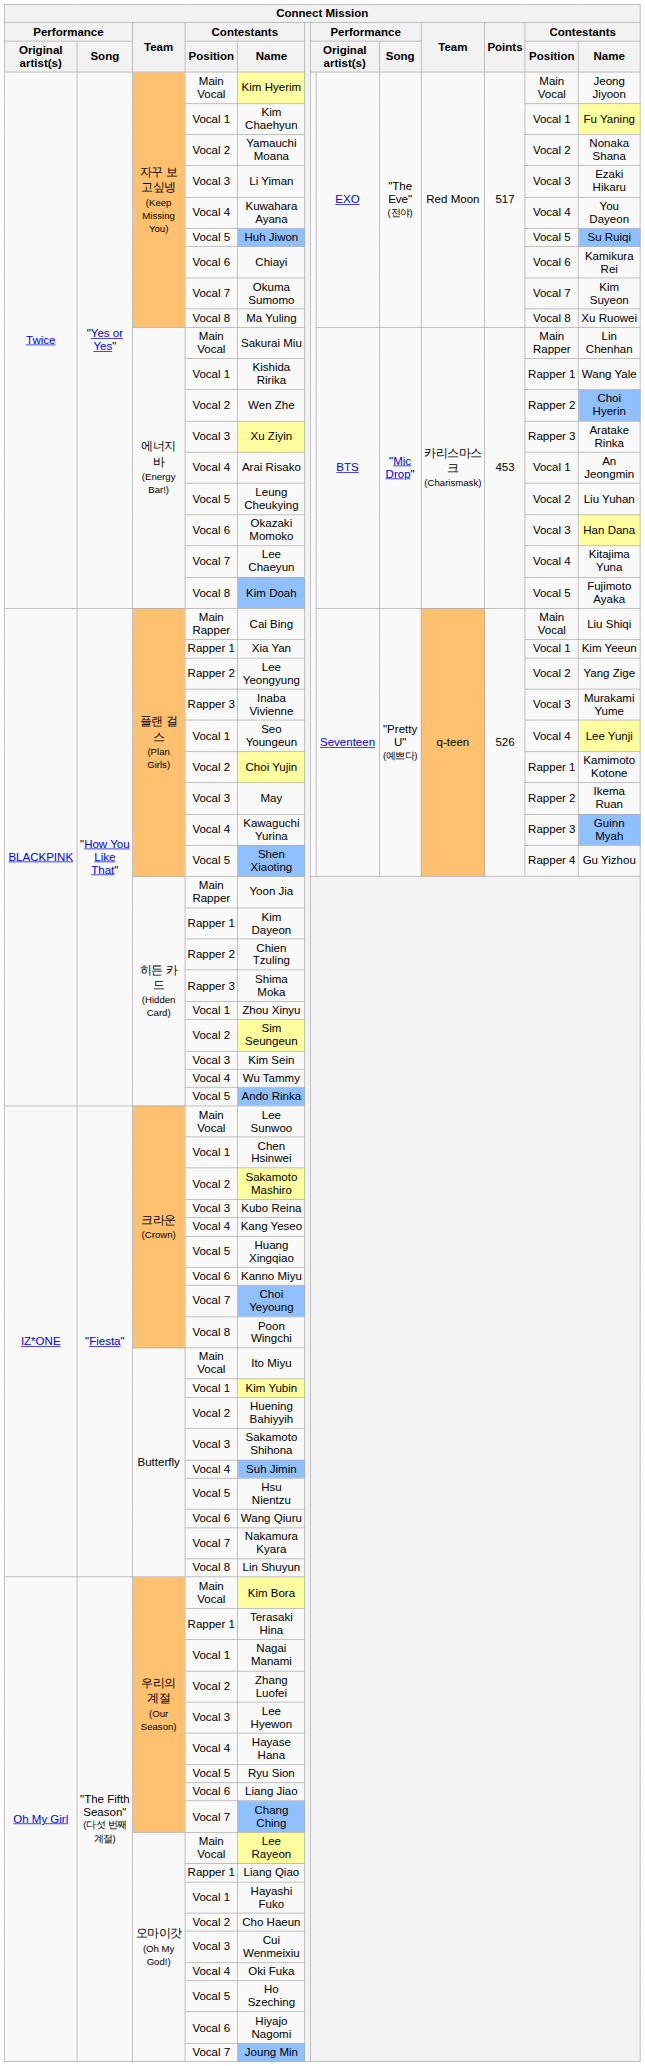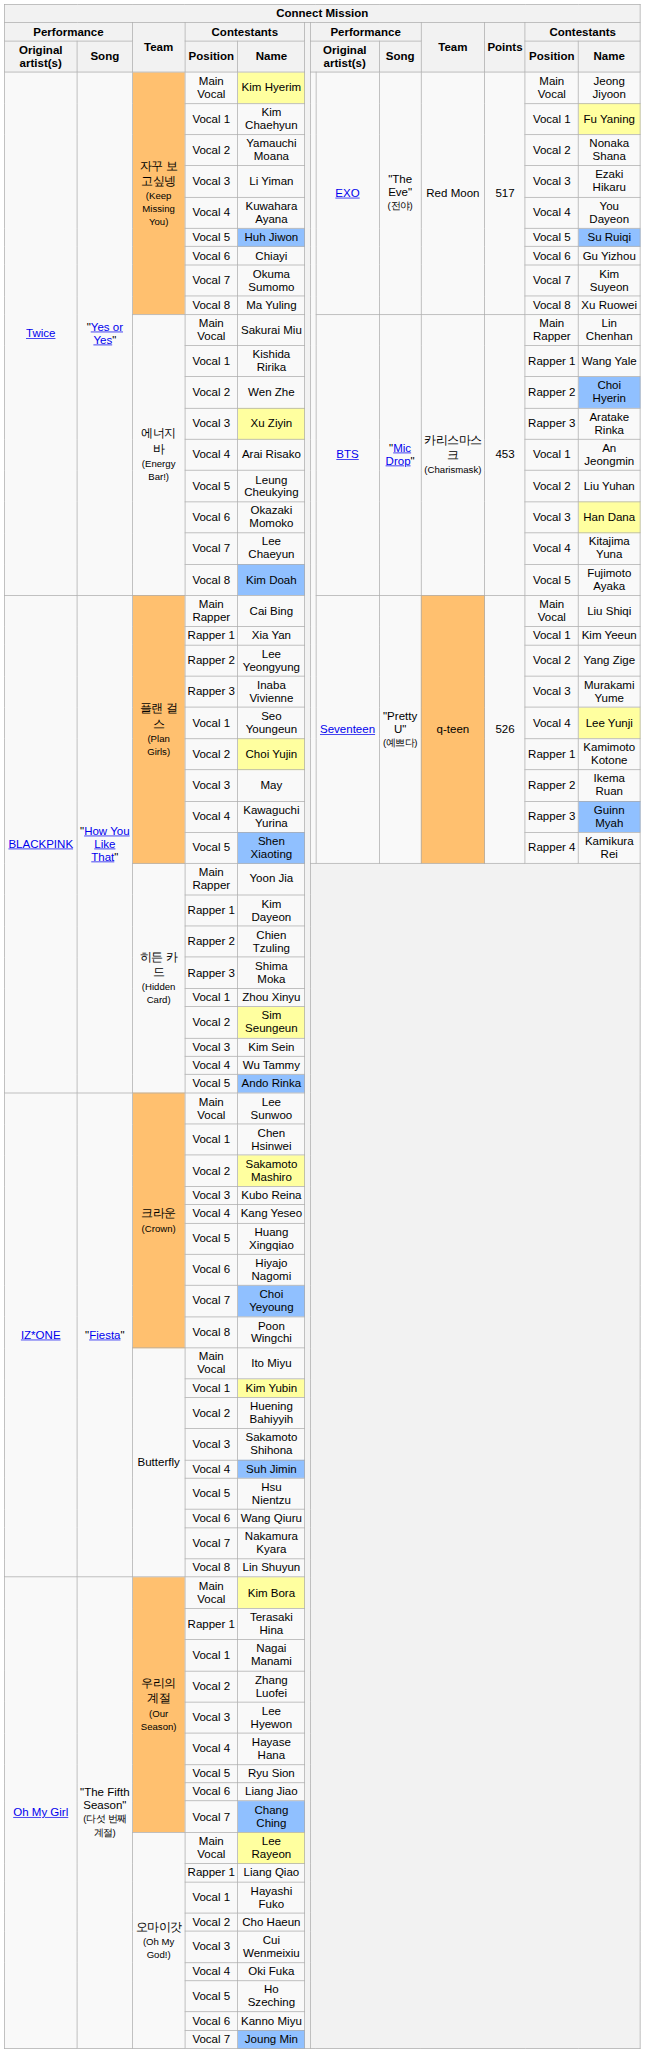(609, 262) Kamikura Rei -> (609, 255) Gu Yizhou
(609, 860) Gu Yizhou -> (609, 848) Kamikura Rei
(271, 1276) Kanno Miyu -> (271, 1269) Hiyajo Nagomi
(271, 2027) Hiyajo Nagomi -> (271, 2021) Kanno Miyu
